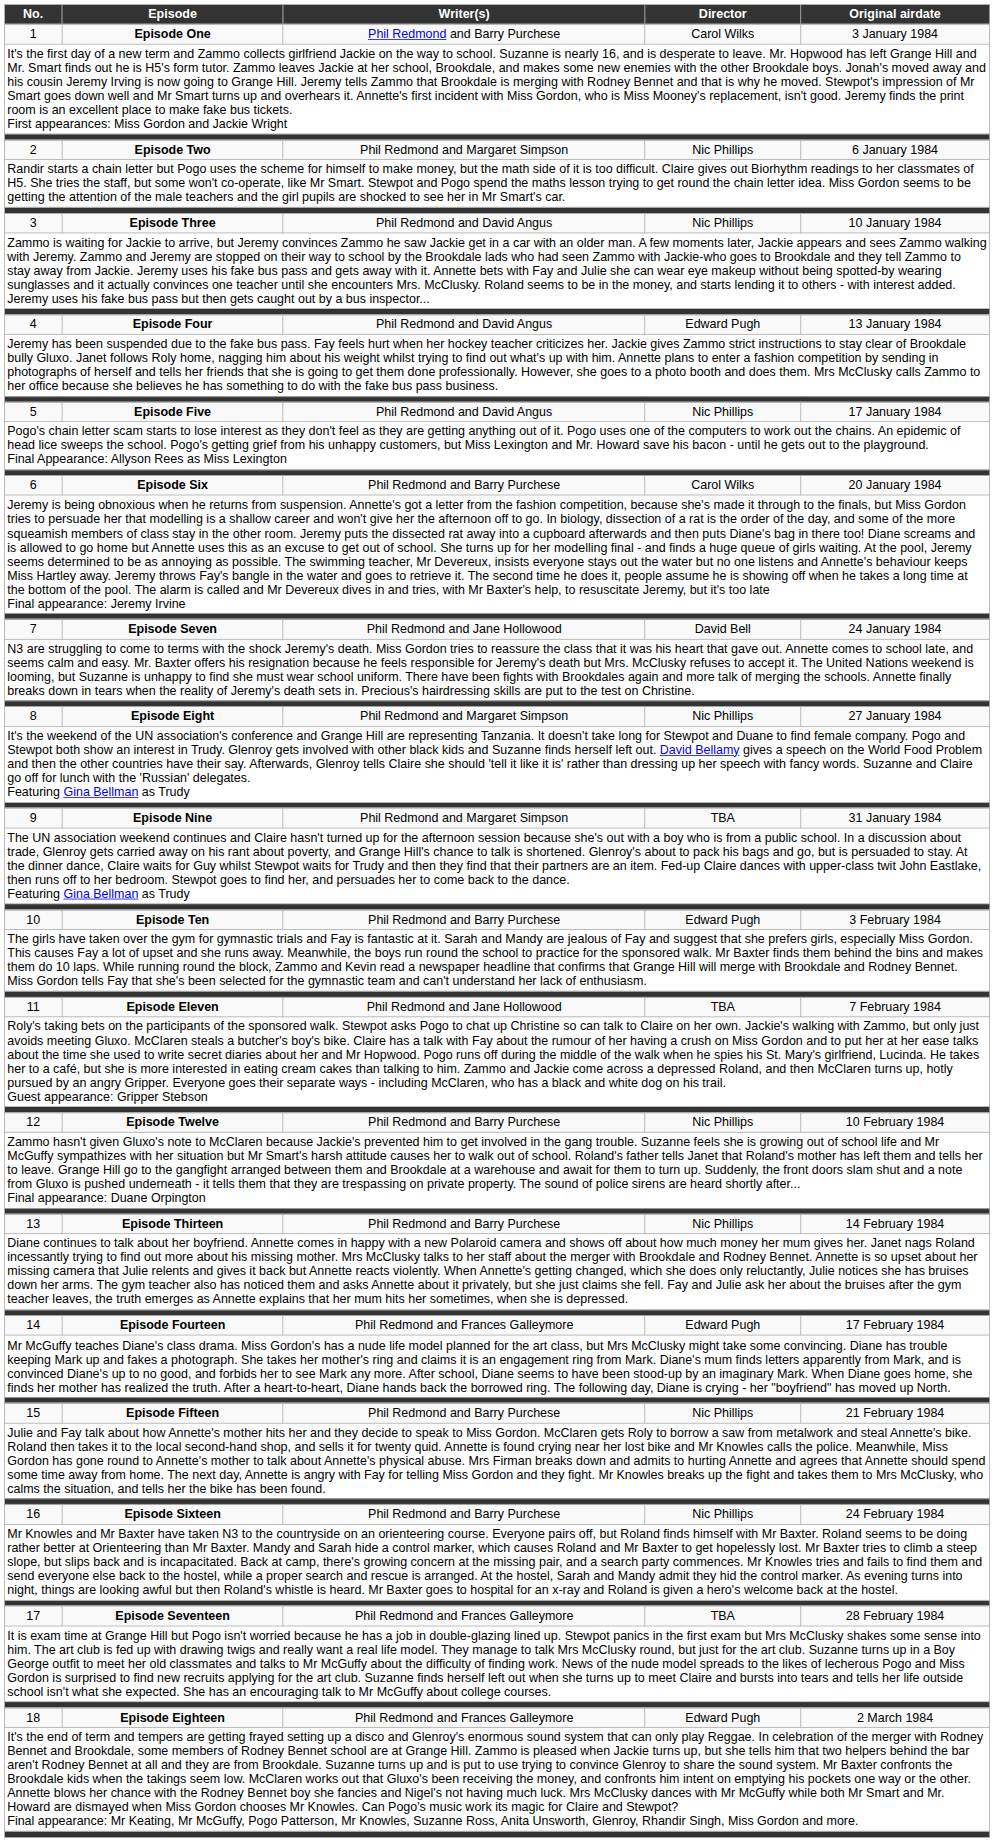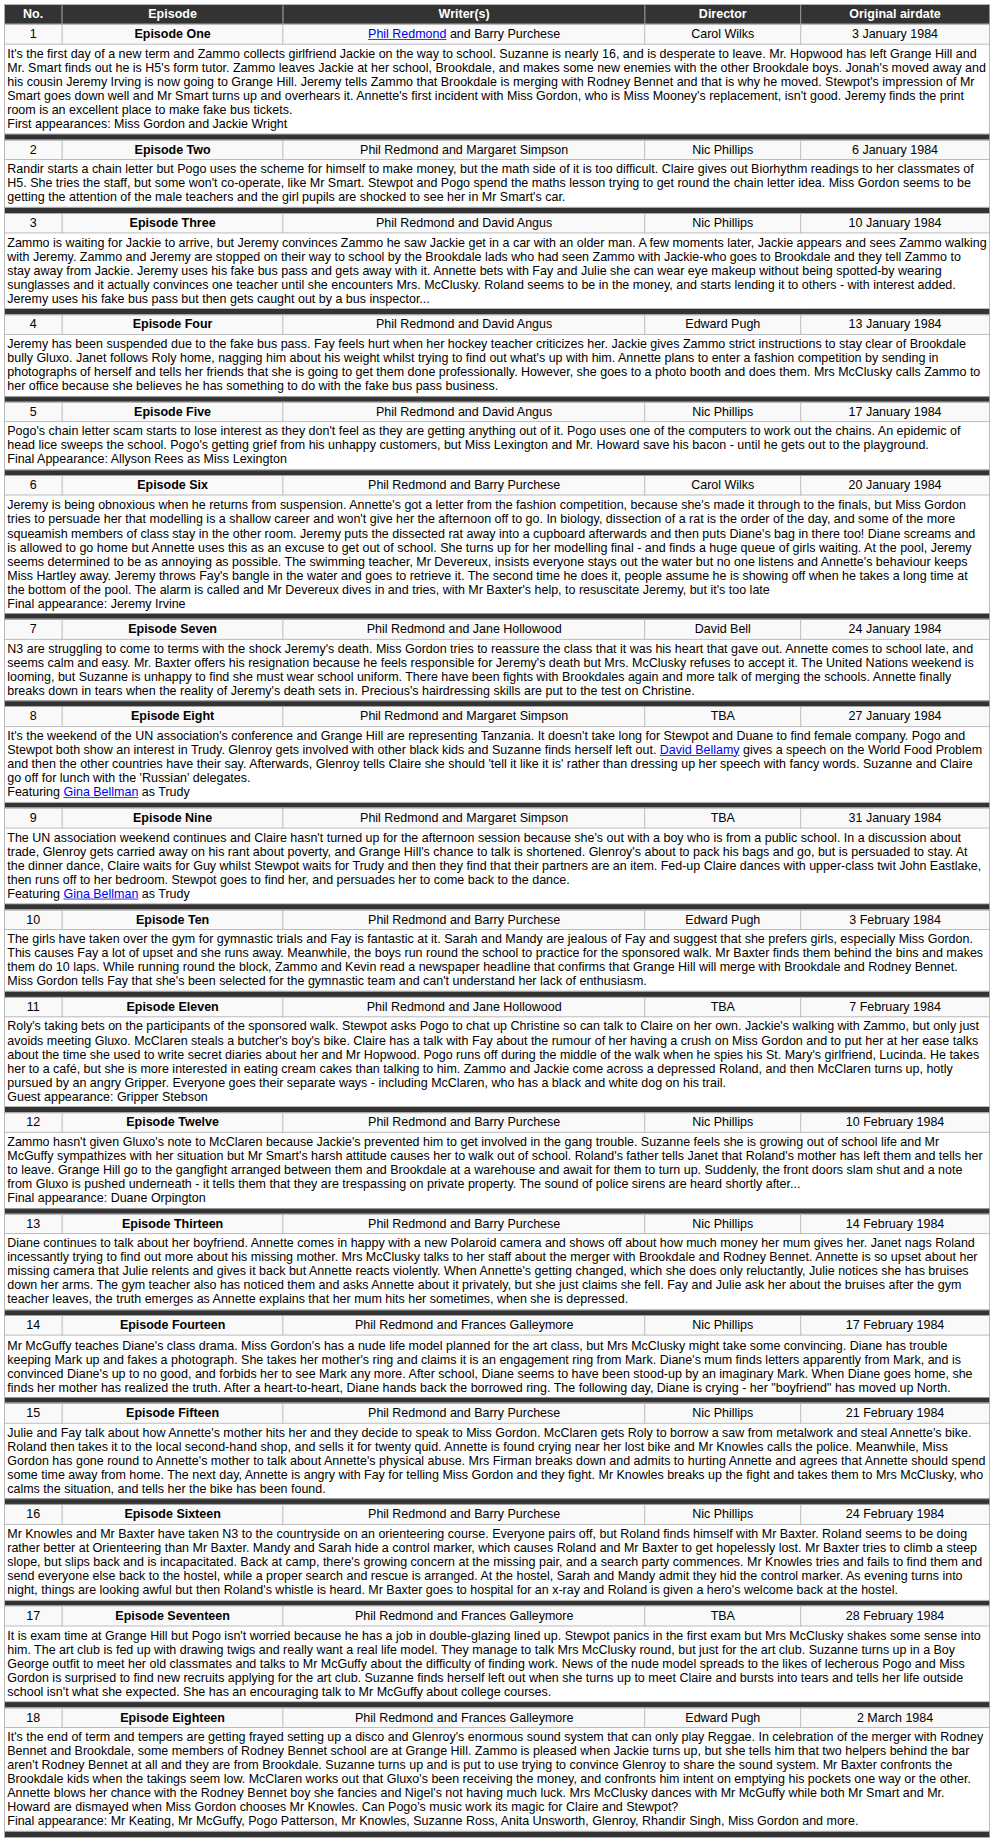(723, 716) Nic Phillips -> (723, 716) TBA
(723, 1325) Edward Pugh -> (723, 1325) Nic Phillips
